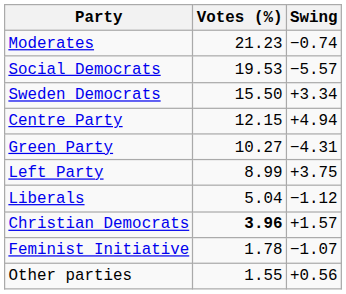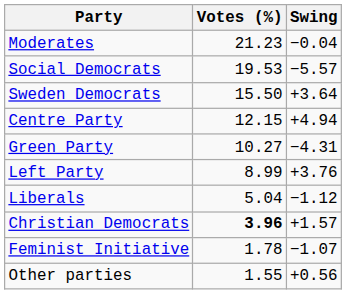(314, 43) −0.74 -> (314, 43) −0.04
(314, 95) +3.34 -> (314, 95) +3.64
(314, 173) +3.75 -> (314, 173) +3.76
